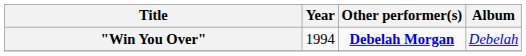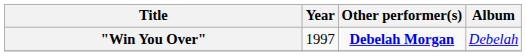(320, 39) 1994 -> (320, 39) 1997
